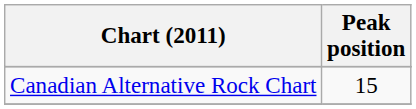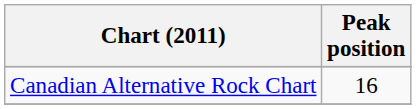(366, 85) 15 -> (366, 85) 16
